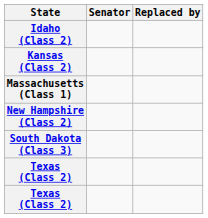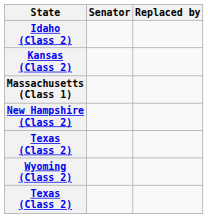- row: (45, 144)
+ row: (45, 172)
